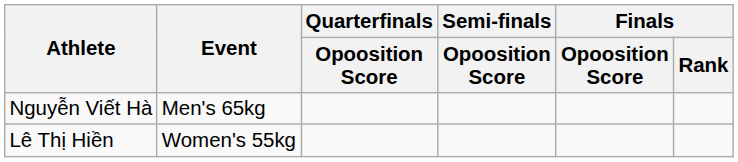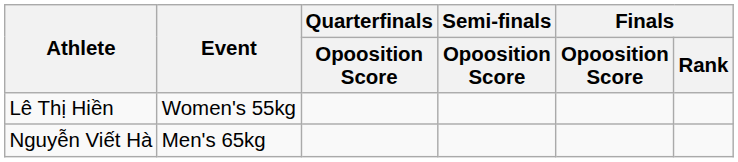rows swapped: (81, 109) <-> (62, 141)
